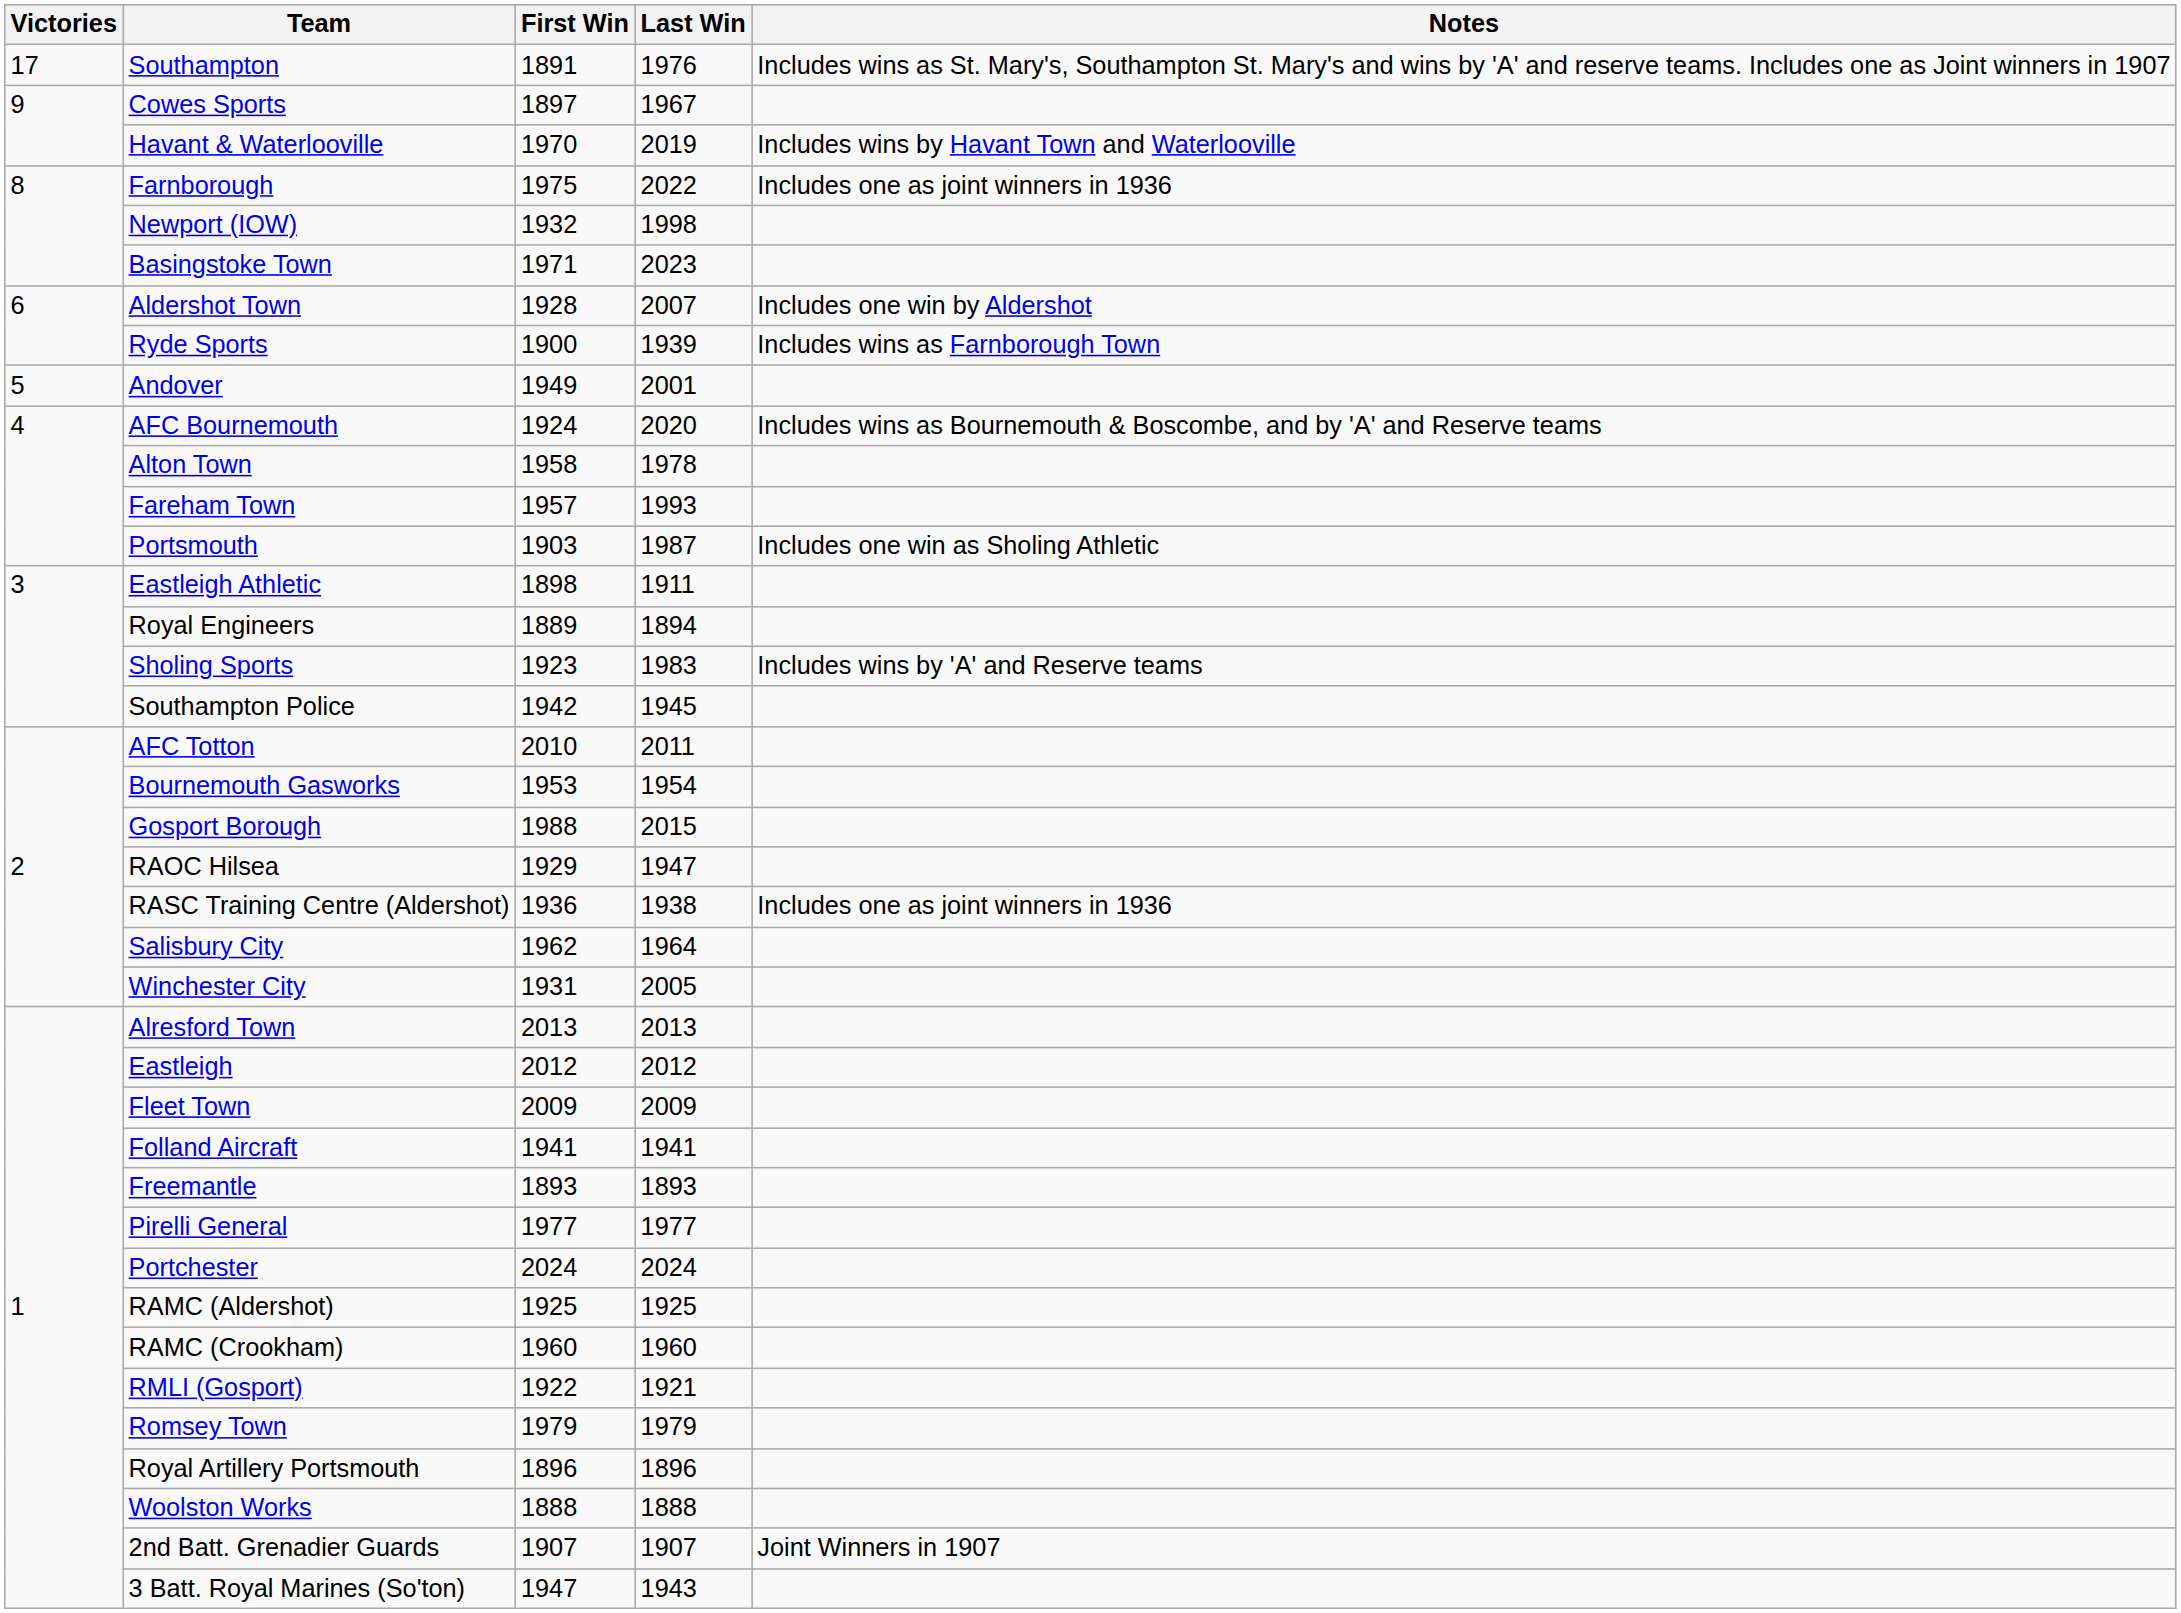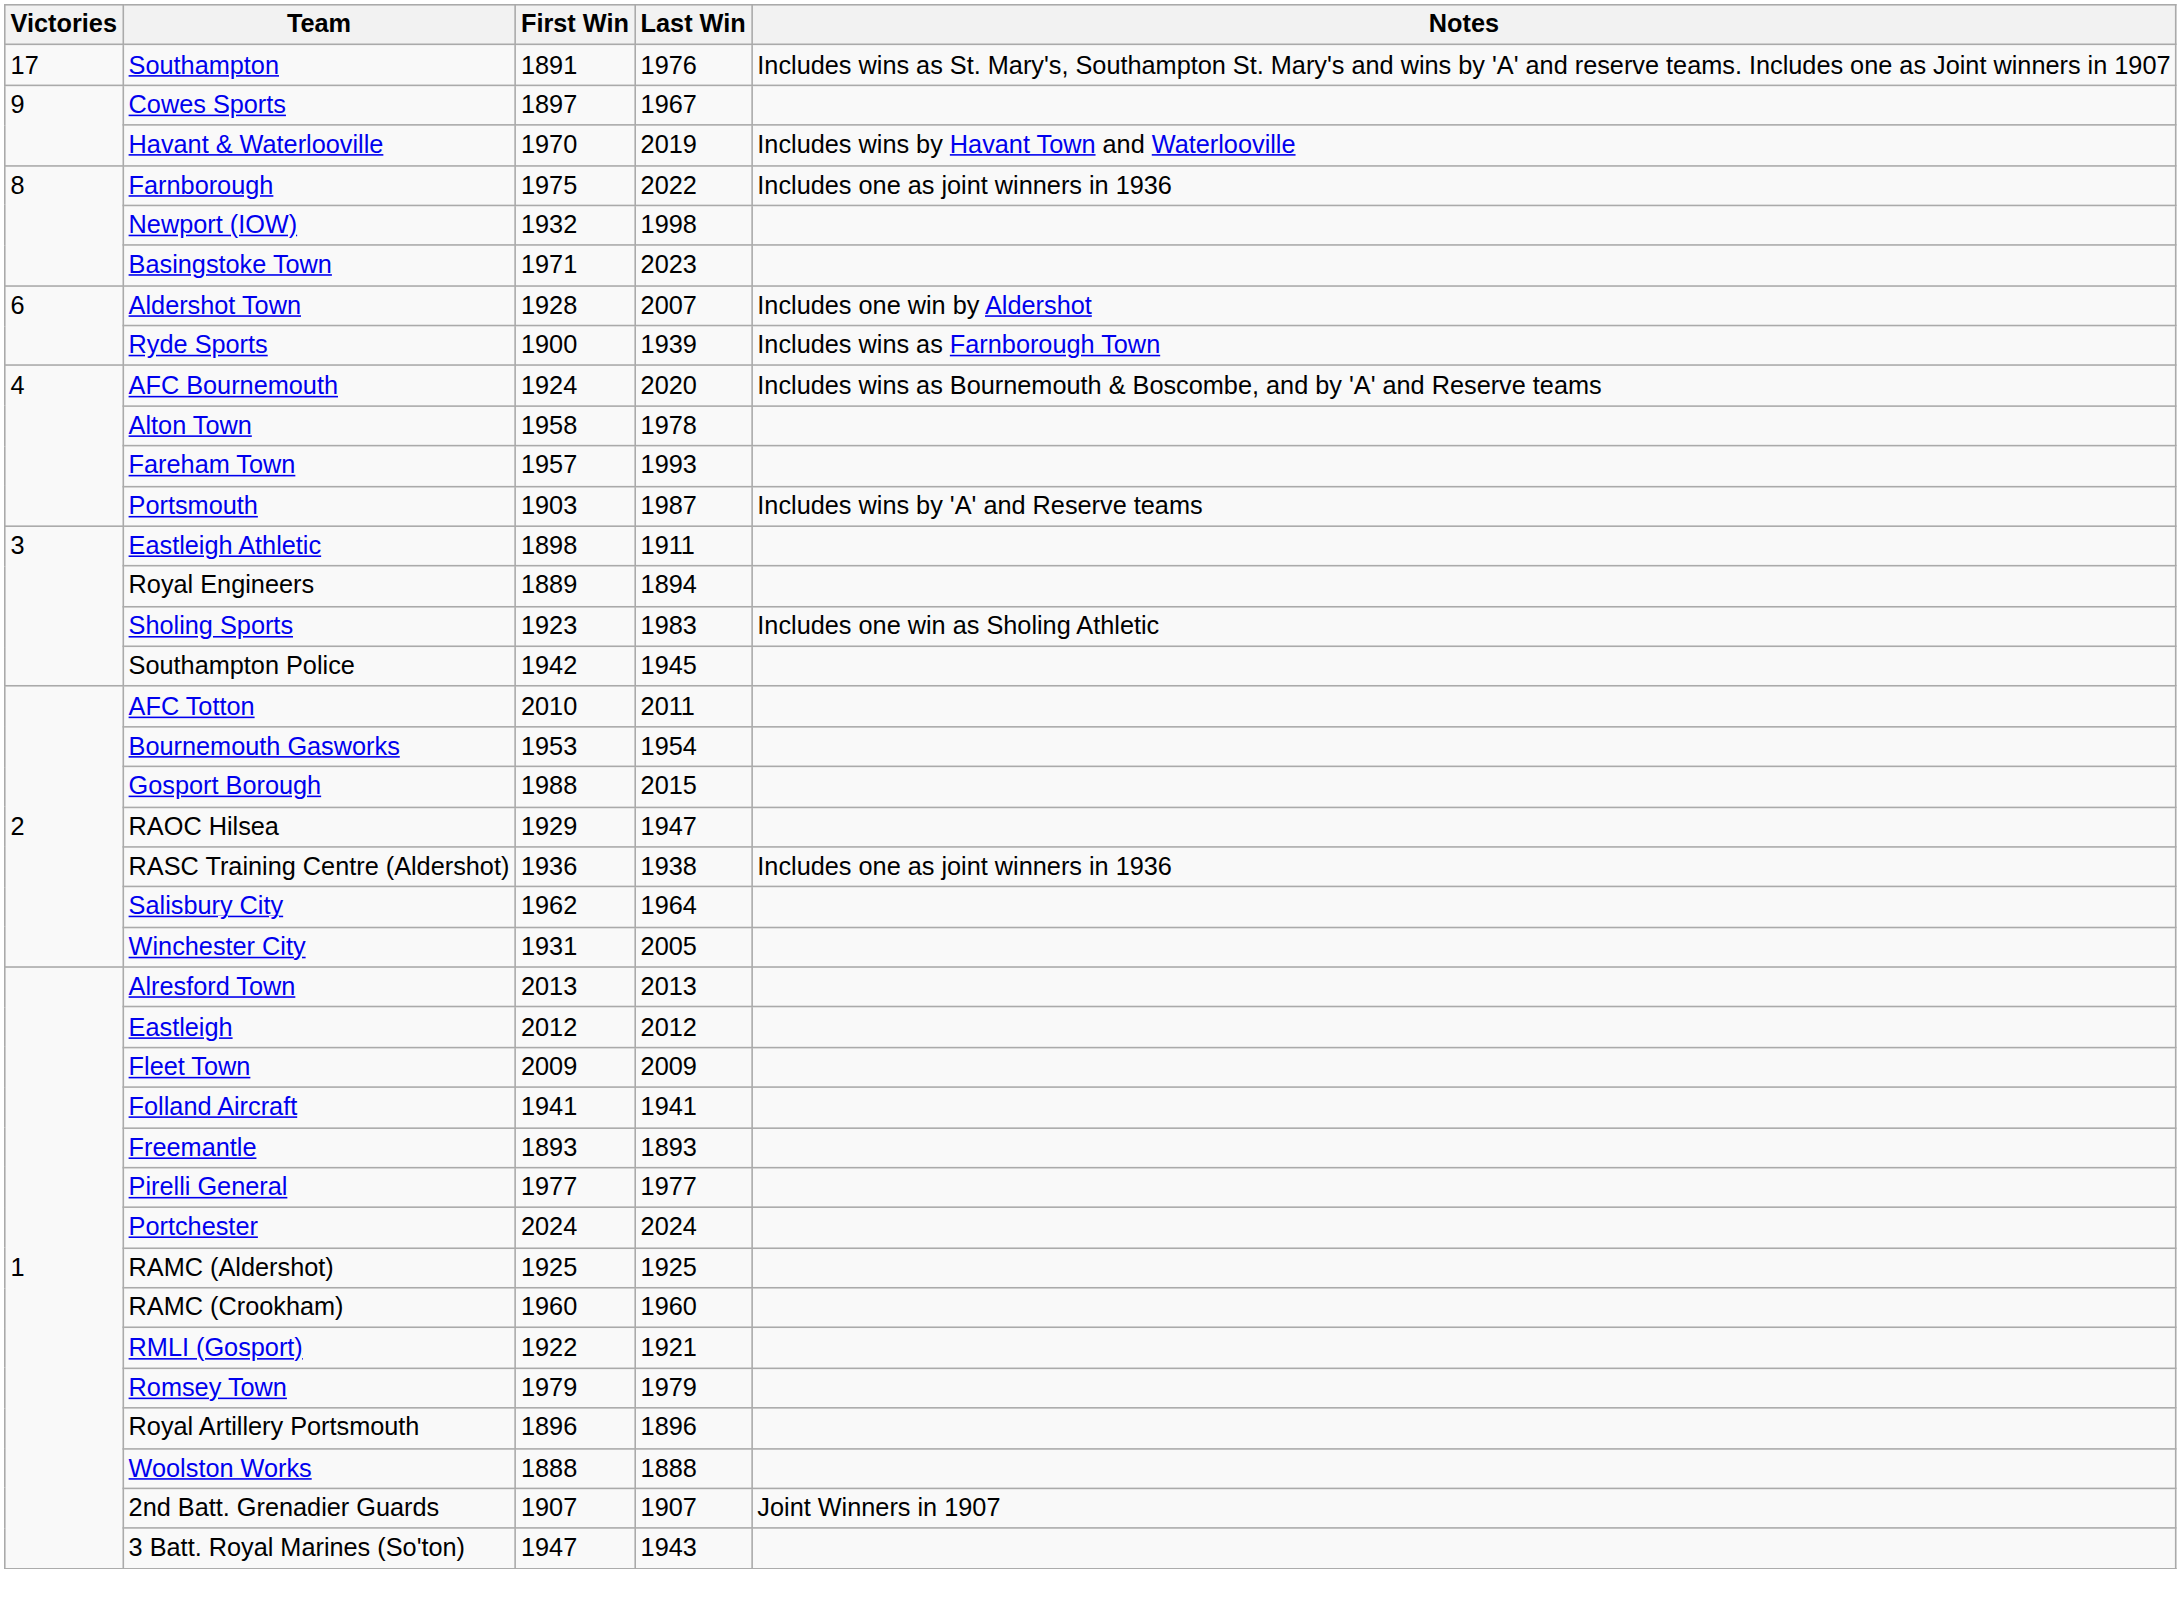- row: (176, 385)
(958, 545) Includes one win as Sholing Athletic -> (980, 505) Includes wins by 'A' and Reserve teams
(980, 666) Includes wins by 'A' and Reserve teams -> (958, 625) Includes one win as Sholing Athletic
